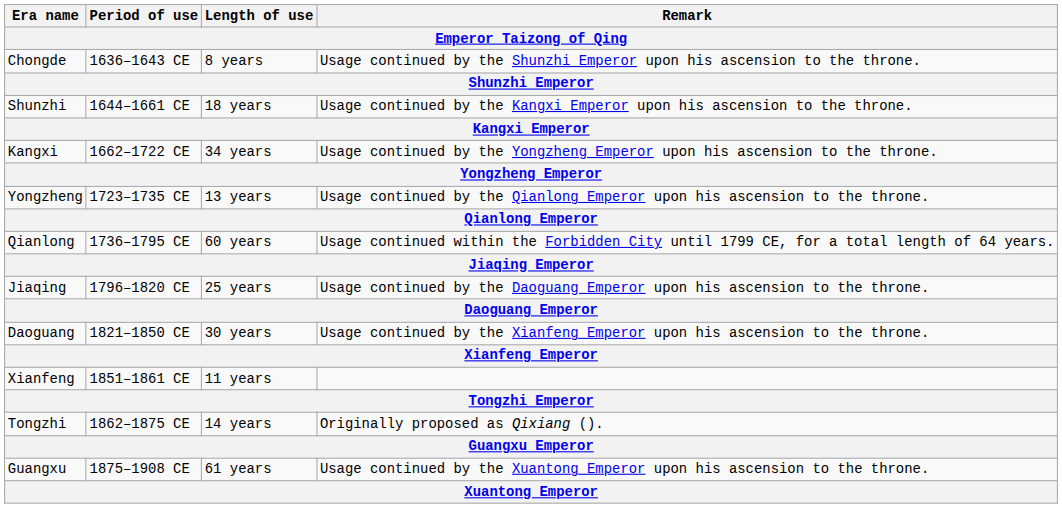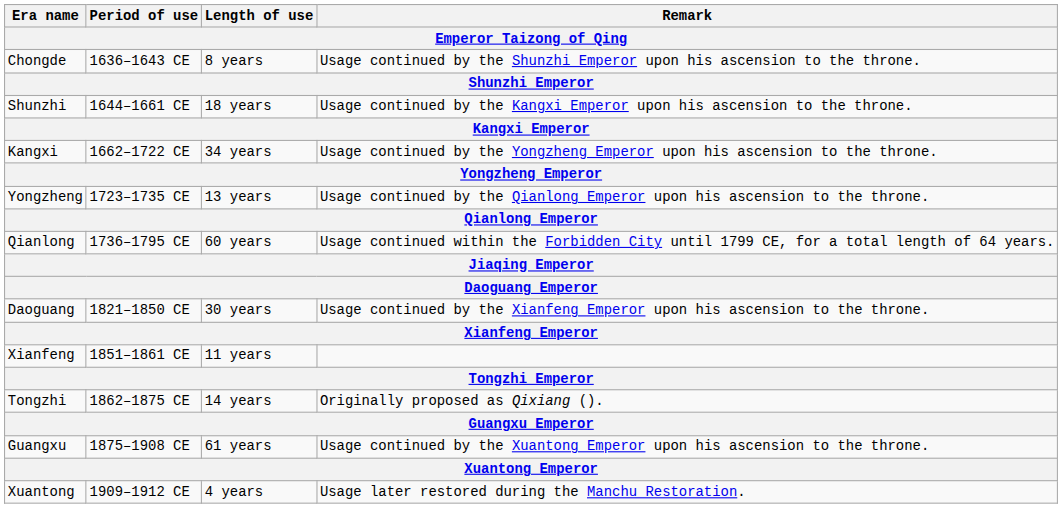- row: (37, 288)
+ row: (41, 492)
